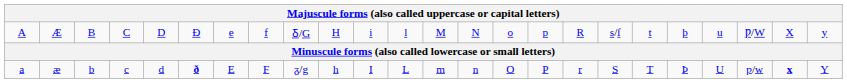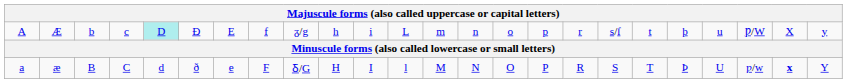(92, 32) B -> (92, 31) b
(127, 32) C -> (127, 31) c
(161, 32) no background -> (161, 31) paleturquoise background
(231, 32) e -> (231, 31) E
(301, 33) Ᵹ/G -> (301, 31) ᵹ/g
(336, 32) H -> (336, 31) h
(406, 32) l -> (406, 31) L
(441, 32) M -> (441, 31) m
(476, 32) N -> (476, 31) n
(580, 32) R -> (580, 31) r
(92, 69) b -> (92, 68) B
(127, 69) c -> (127, 68) C
(196, 69) bold -> (196, 68) normal
(231, 69) E -> (231, 68) e
(301, 69) ᵹ/g -> (301, 68) Ᵹ/G
(336, 69) h -> (336, 68) H
(406, 69) L -> (406, 68) l
(441, 69) m -> (441, 68) M
(476, 69) n -> (476, 68) N
(580, 69) r -> (580, 68) R
